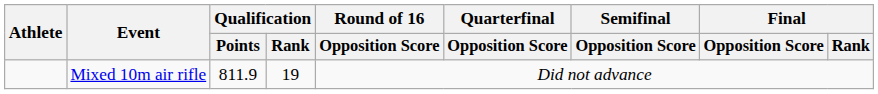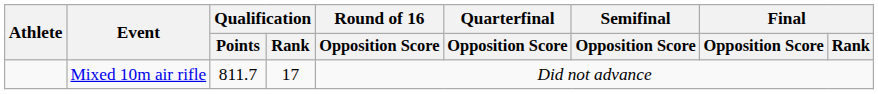(238, 74) 811.9 -> (238, 74) 811.7
(290, 74) 19 -> (290, 74) 17
